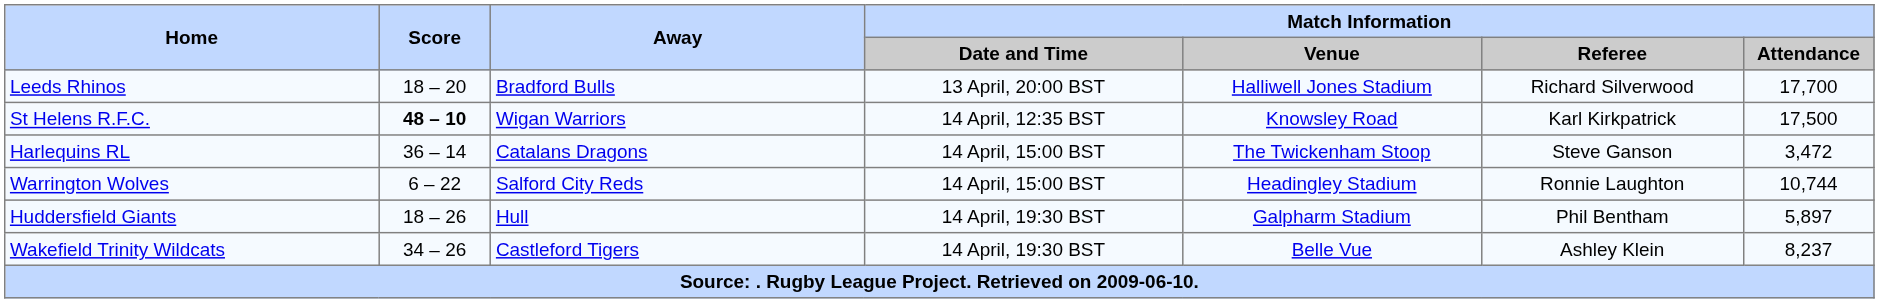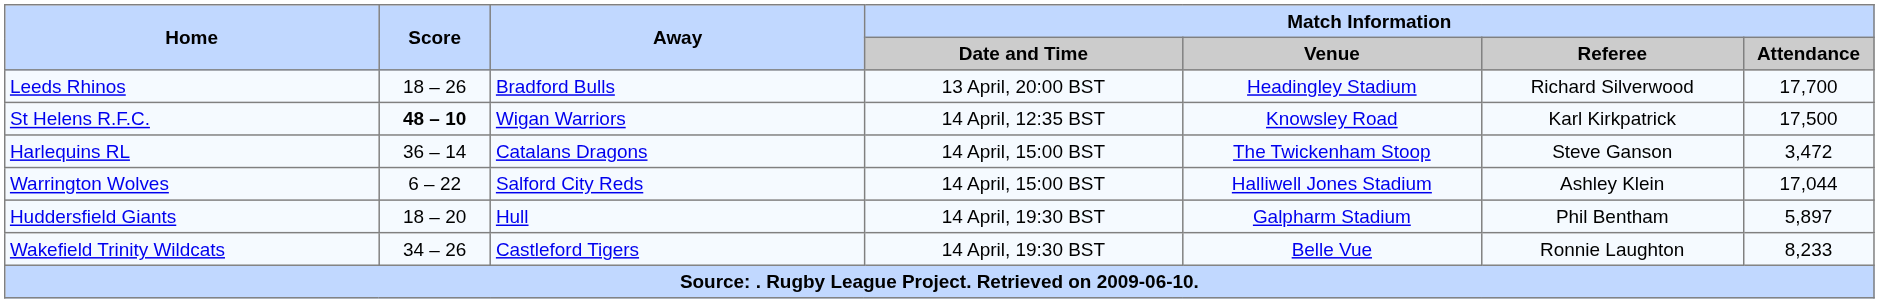(435, 86) 18 – 20 -> (435, 86) 18 – 26
(1332, 86) Halliwell Jones Stadium -> (1332, 86) Headingley Stadium
(1332, 184) Headingley Stadium -> (1332, 184) Halliwell Jones Stadium
(1612, 184) Ronnie Laughton -> (1612, 184) Ashley Klein
(1809, 184) 10,744 -> (1809, 184) 17,044
(435, 216) 18 – 26 -> (435, 216) 18 – 20
(1612, 249) Ashley Klein -> (1612, 249) Ronnie Laughton
(1809, 249) 8,237 -> (1809, 249) 8,233
